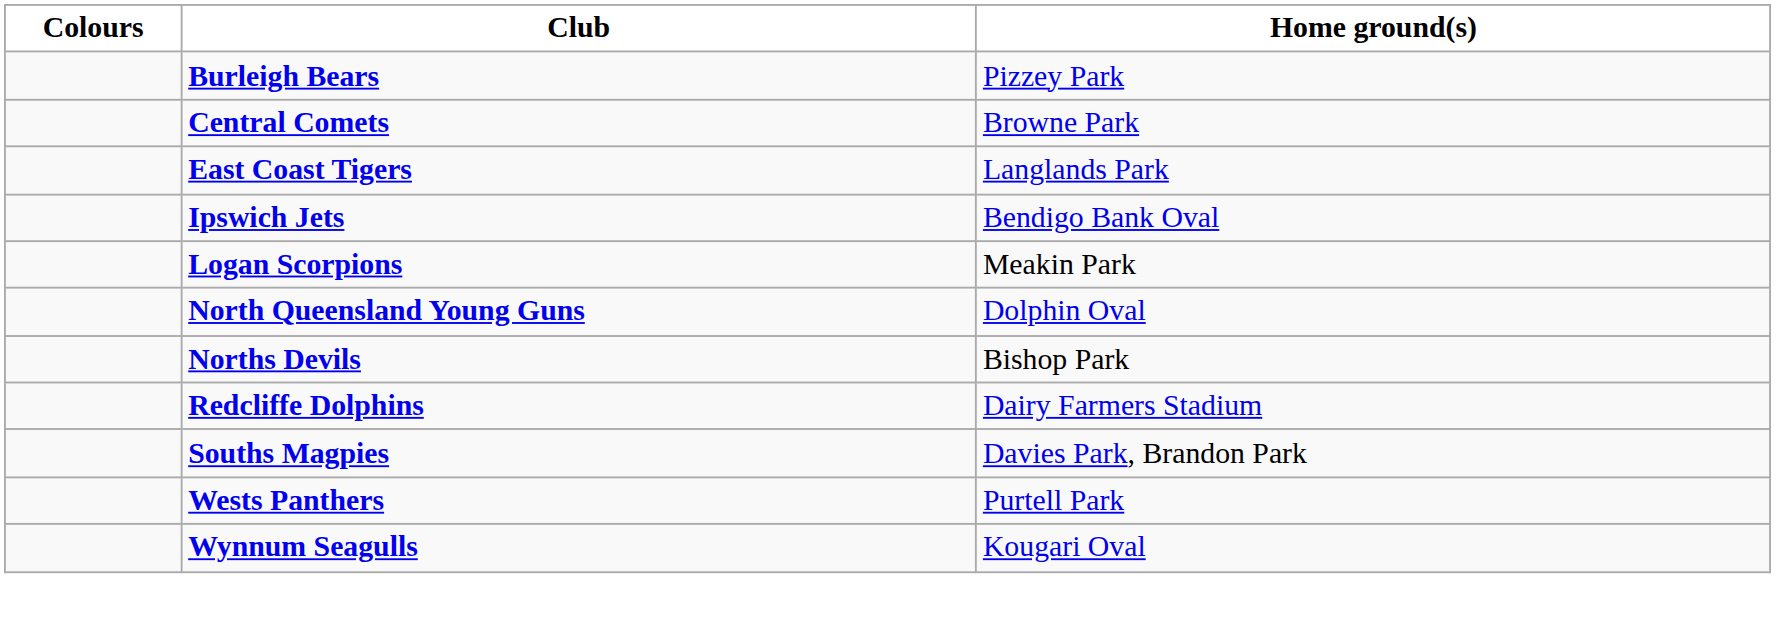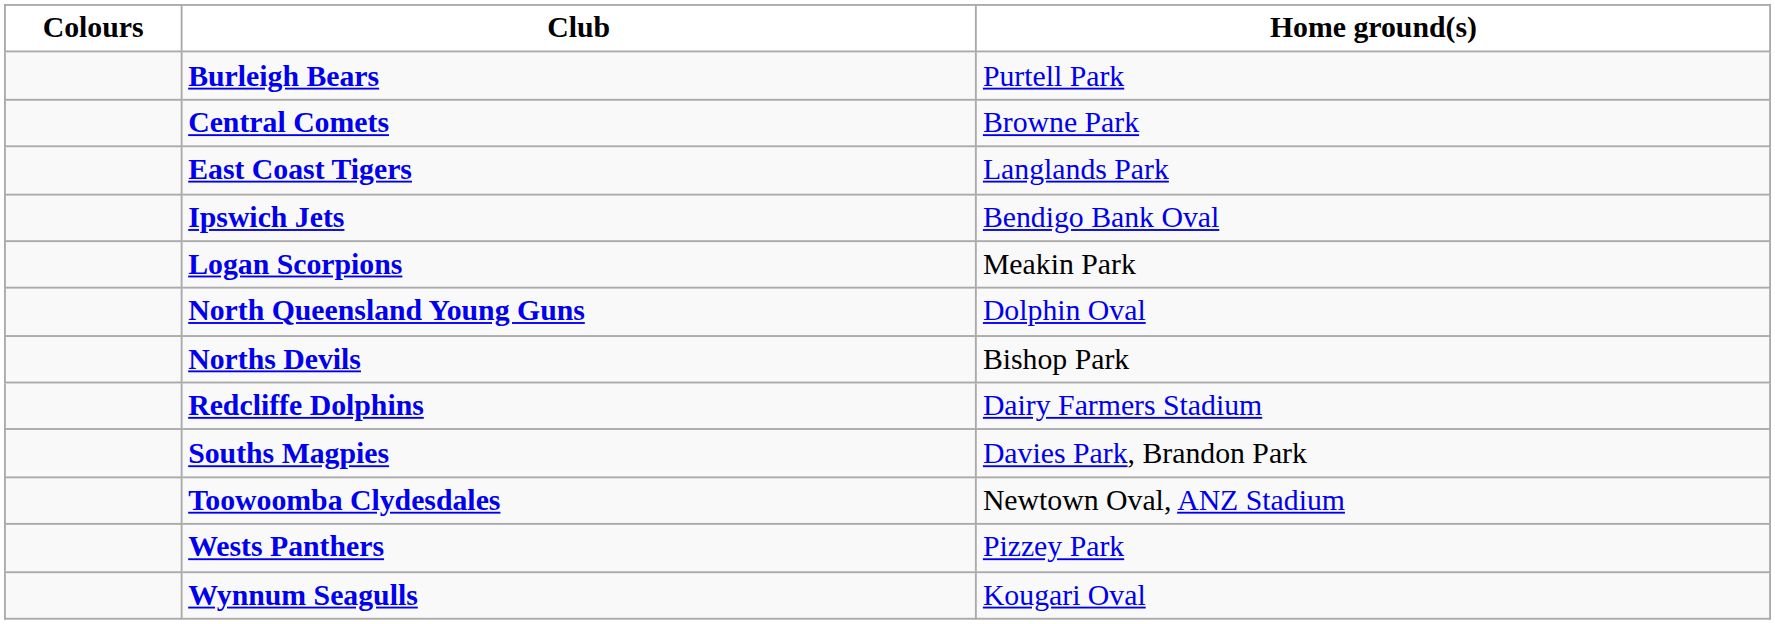(1054, 75) Pizzey Park -> (1054, 75) Purtell Park
+ row: (344, 500)
(1054, 500) Purtell Park -> (1054, 547) Pizzey Park
